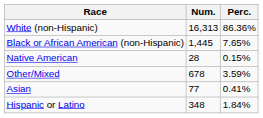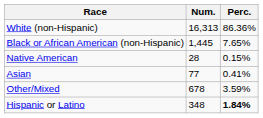rows swapped: (19, 89) <-> (33, 74)
(237, 105) normal -> (237, 105) bold
